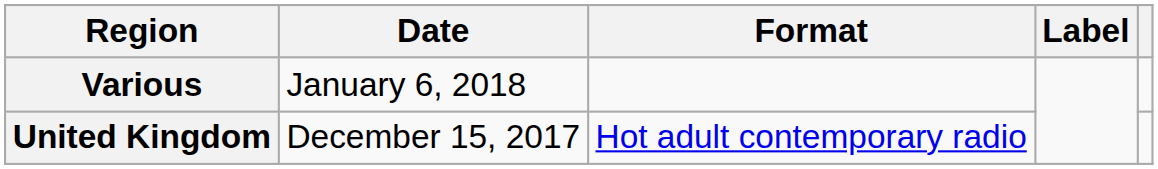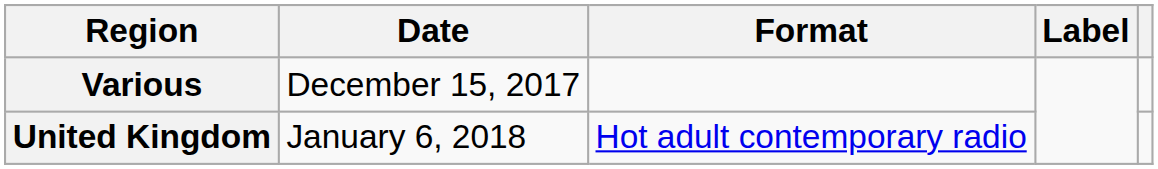(406, 84) January 6, 2018 -> (433, 84) December 15, 2017
(433, 137) December 15, 2017 -> (406, 137) January 6, 2018
